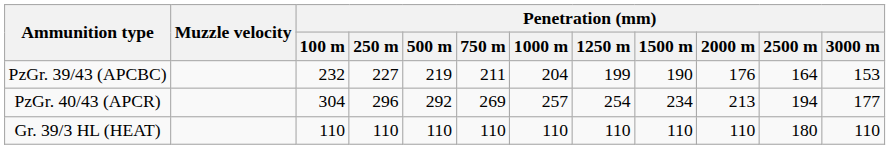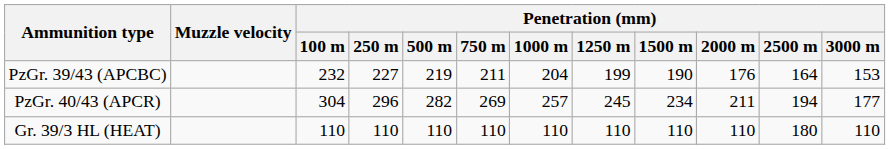(439, 102) 292 -> (439, 102) 282
(617, 102) 254 -> (617, 102) 245
(742, 102) 213 -> (742, 102) 211
